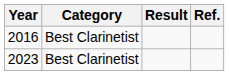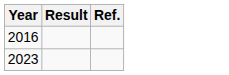- column: (92, 15)
